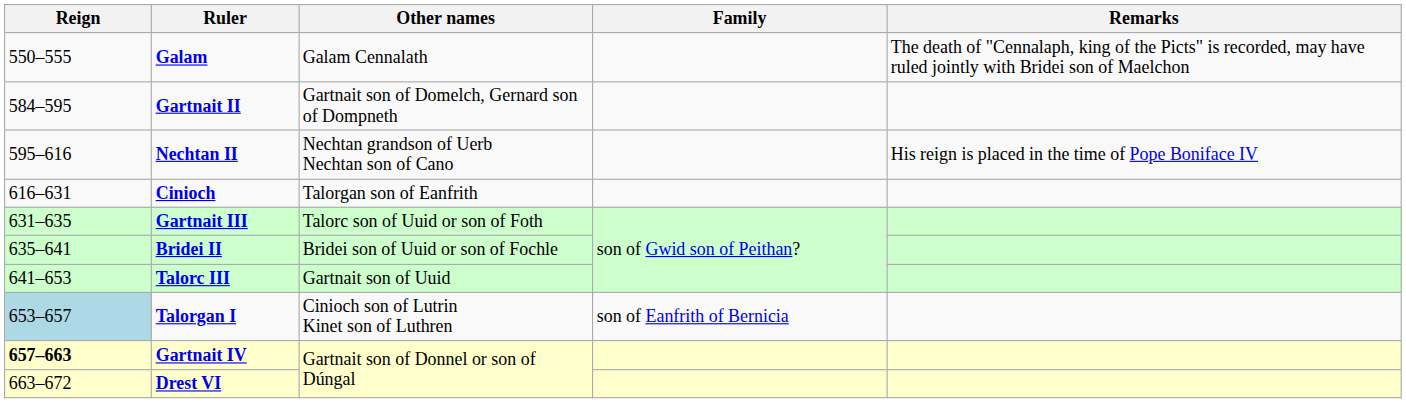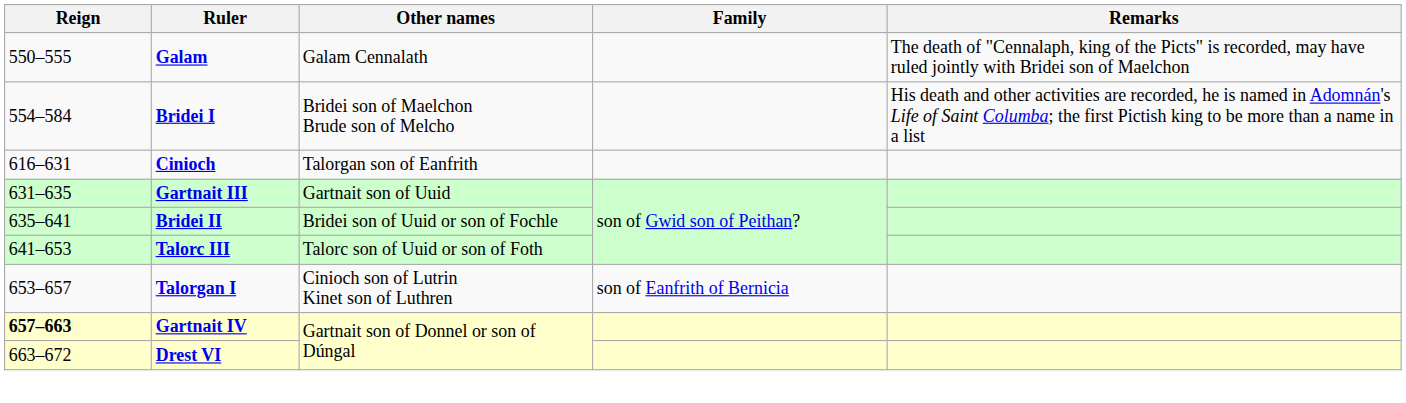+ row: (185, 115)
- row: (198, 105)
- row: (197, 154)
(423, 221) Talorc son of Uuid or son of Foth -> (377, 192) Gartnait son of Uuid
(377, 278) Gartnait son of Uuid -> (423, 249) Talorc son of Uuid or son of Foth
(40, 316) lightblue background -> (40, 288) no background
